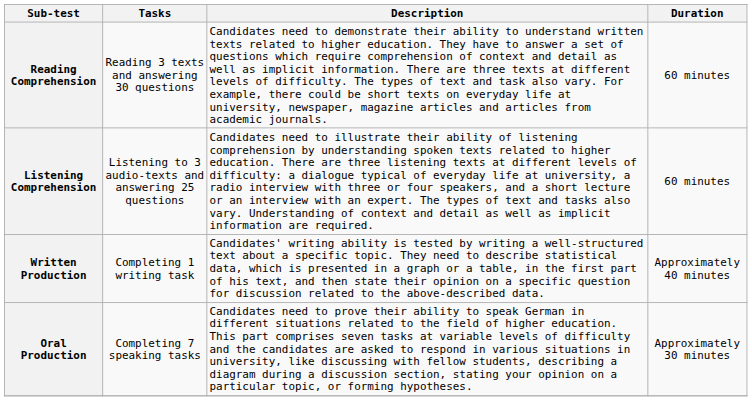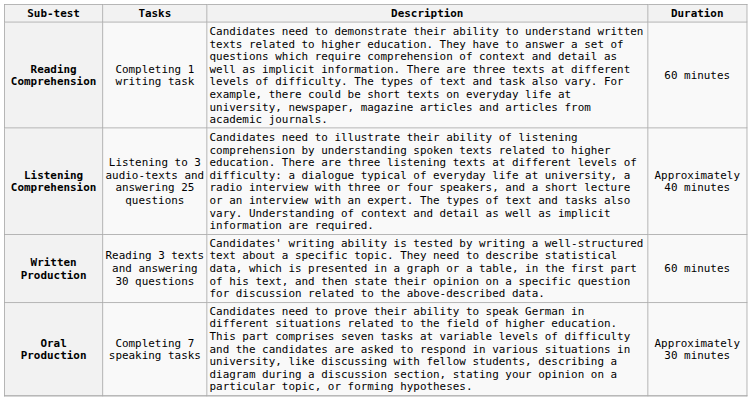(155, 75) Reading 3 texts and answering 30 questions -> (155, 75) Completing 1 writing task
(697, 181) 60 minutes -> (697, 181) Approximately 40 minutes
(155, 268) Completing 1 writing task -> (155, 268) Reading 3 texts and answering 30 questions
(697, 268) Approximately 40 minutes -> (697, 268) 60 minutes
